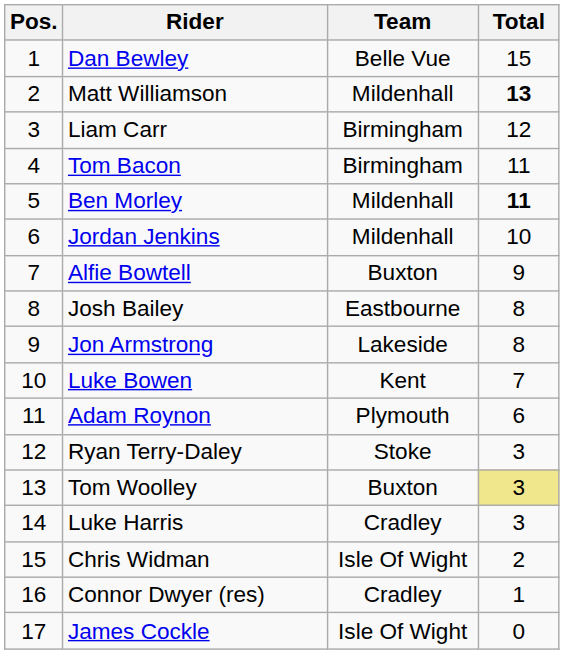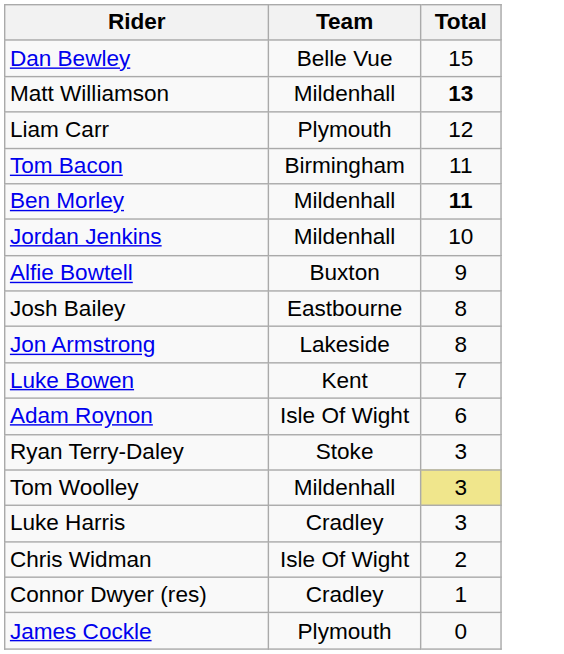- column: (34, 22)
(403, 129) Birmingham -> (345, 129) Plymouth
(403, 415) Plymouth -> (345, 415) Isle Of Wight
(403, 487) Buxton -> (345, 487) Mildenhall
(403, 630) Isle Of Wight -> (345, 630) Plymouth
